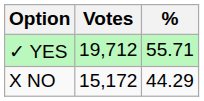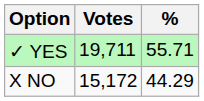(108, 50) 19,712 -> (108, 50) 19,711
